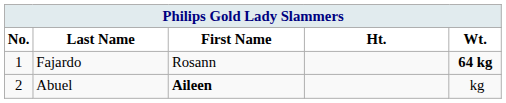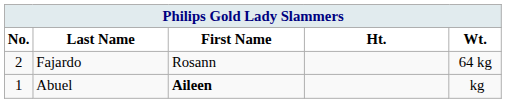(19, 62) 1 -> (19, 62) 2
(475, 62) bold -> (475, 62) normal
(19, 86) 2 -> (19, 86) 1
